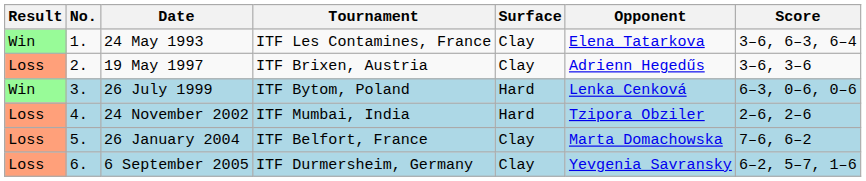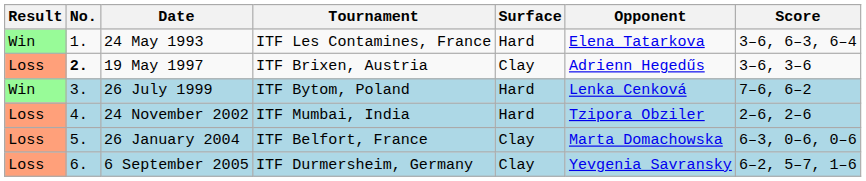(517, 41) Clay -> (517, 41) Hard
(79, 66) normal -> (79, 66) bold
(798, 91) 6–3, 0–6, 0–6 -> (775, 91) 7–6, 6–2
(775, 140) 7–6, 6–2 -> (798, 140) 6–3, 0–6, 0–6
